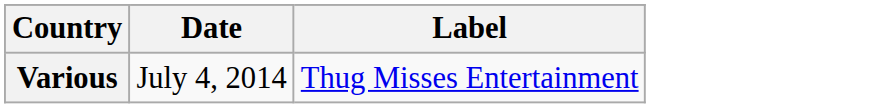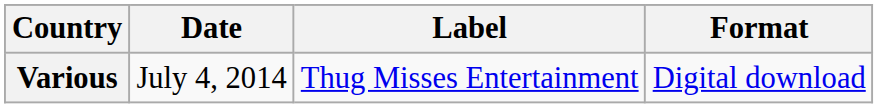+ column: (759, 28)
